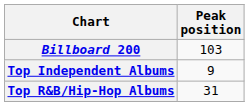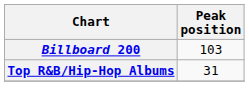- row: (91, 70)
